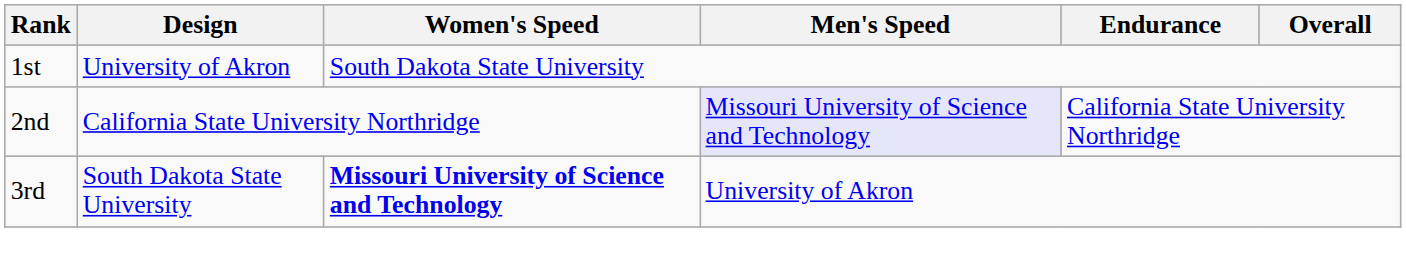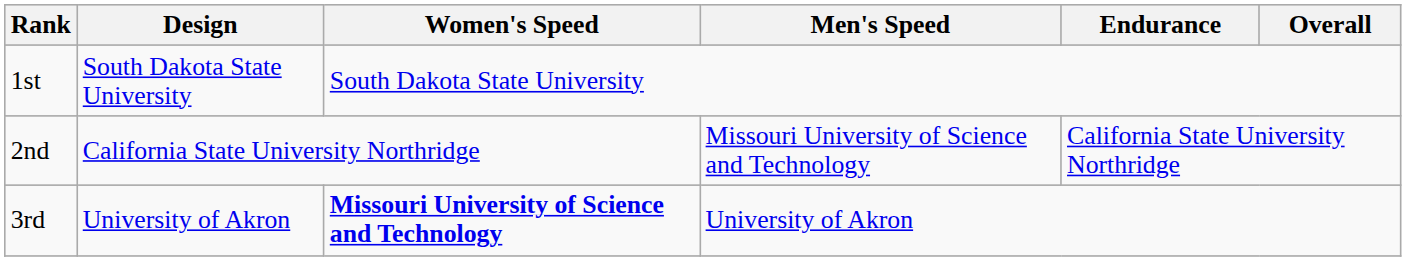(187, 65) University of Akron -> (182, 80) South Dakota State University
(866, 121) lavender background -> (866, 150) no background
(182, 190) South Dakota State University -> (187, 219) University of Akron
